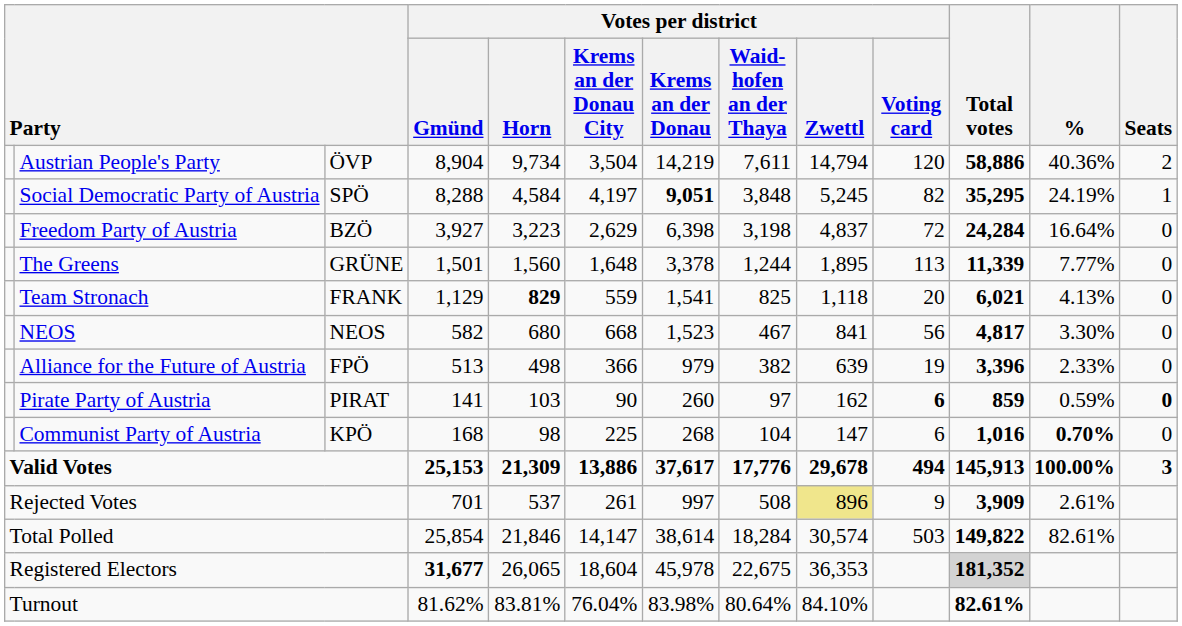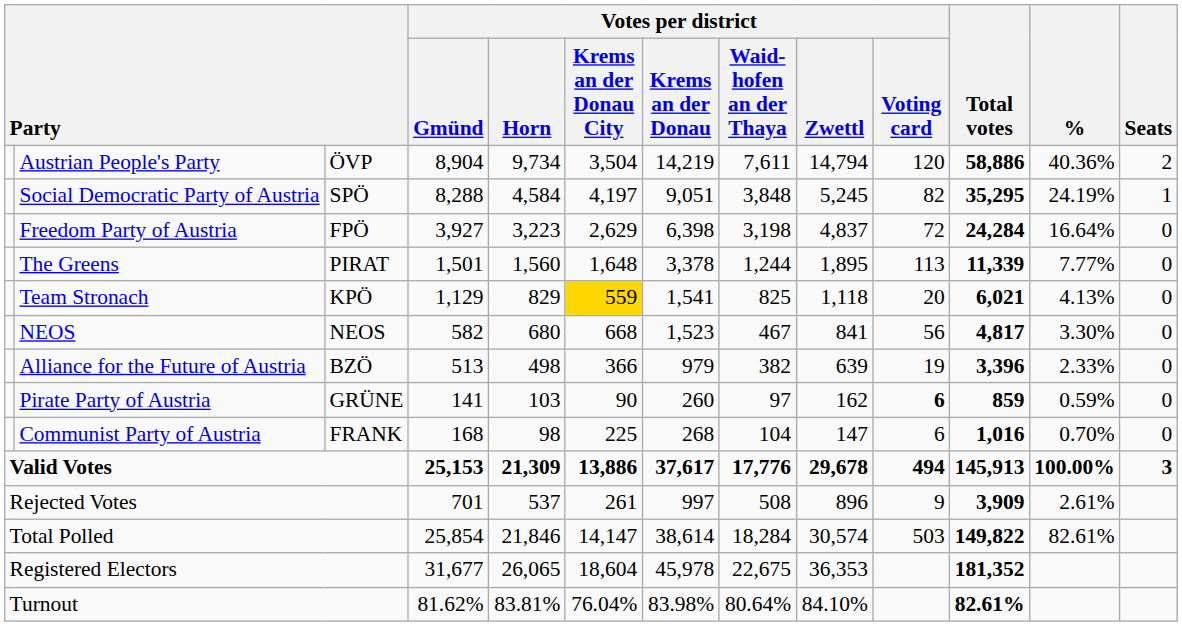(690, 195) bold -> (690, 195) normal
(351, 229) BZÖ -> (349, 229) FPÖ
(366, 263) GRÜNE -> (359, 263) PIRAT
(366, 297) FRANK -> (351, 297) KPÖ
(544, 297) bold -> (544, 297) normal
(621, 297) no background -> (621, 297) gold background
(349, 365) FPÖ -> (351, 365) BZÖ
(359, 399) PIRAT -> (366, 399) GRÜNE
(1167, 399) bold -> (1167, 399) normal
(351, 433) KPÖ -> (366, 433) FRANK
(1085, 433) bold -> (1087, 433) normal
(852, 501) khaki background -> (852, 501) no background
(454, 569) bold -> (454, 569) normal
(990, 569) lightgrey background -> (990, 569) no background
